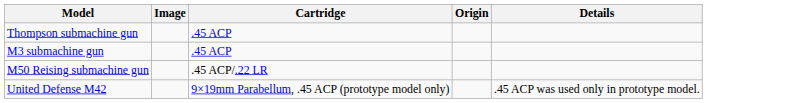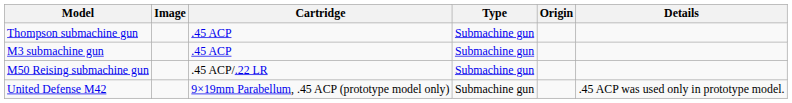+ column: (495, 13)
